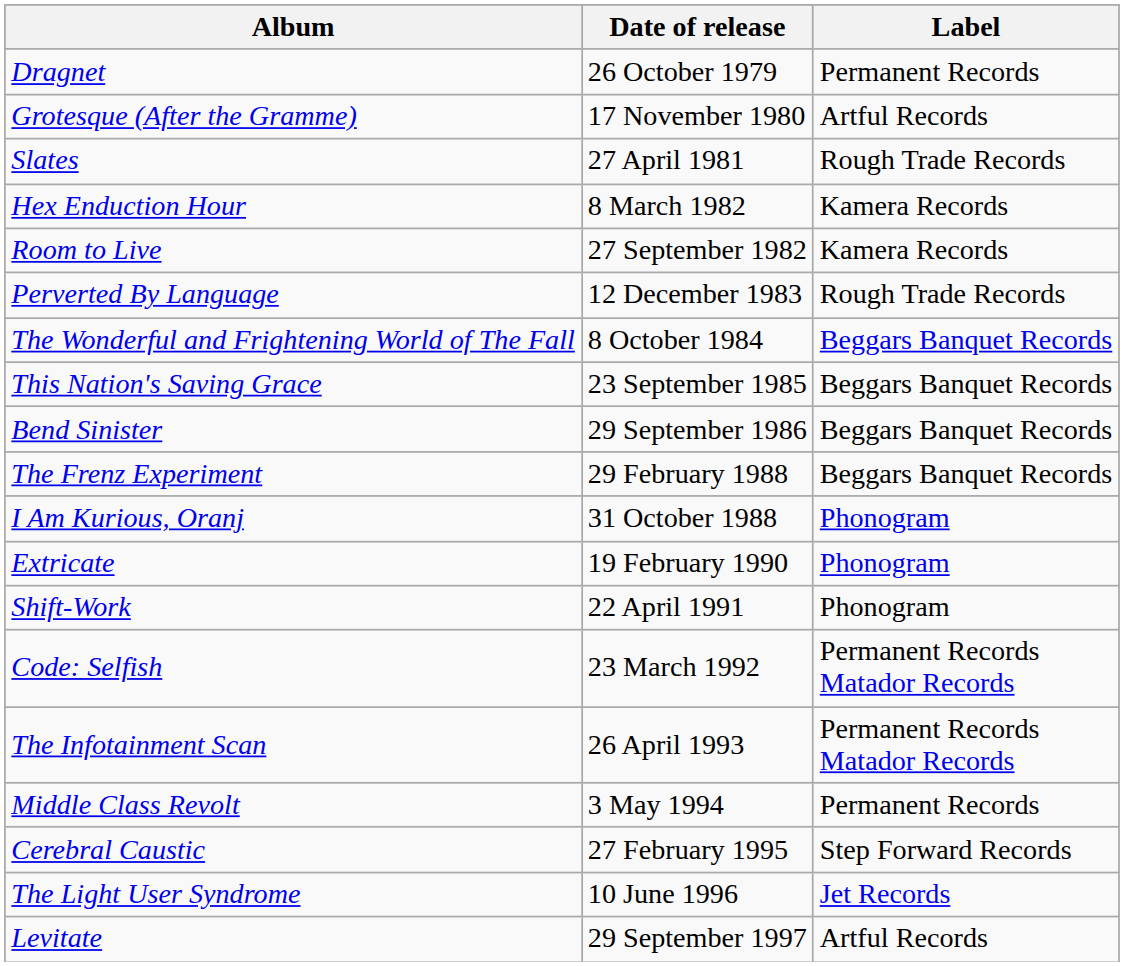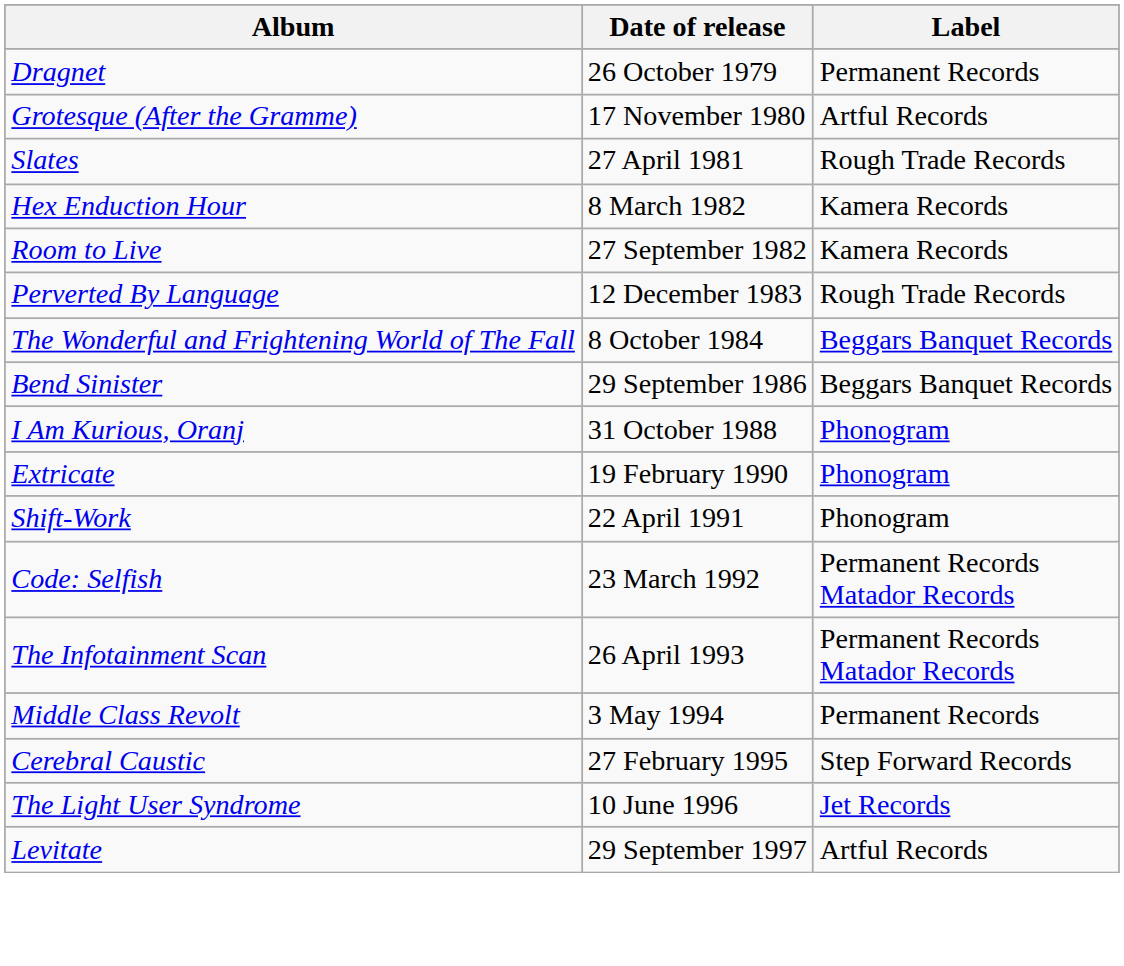- row: (167, 384)
- row: (137, 473)
